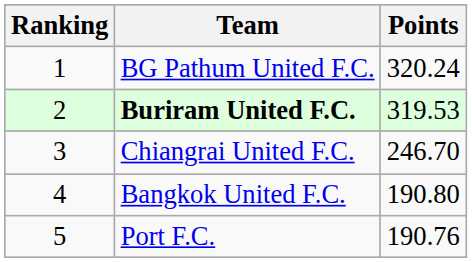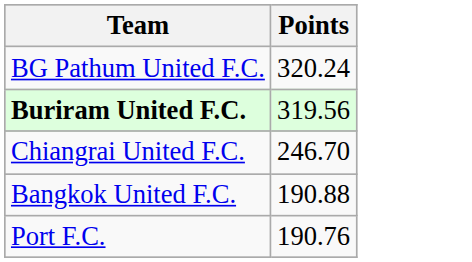- column: (60, 25)
(423, 109) 319.53 -> (314, 109) 319.56
(423, 194) 190.80 -> (314, 194) 190.88
